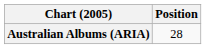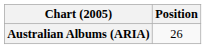(177, 33) 28 -> (177, 33) 26
